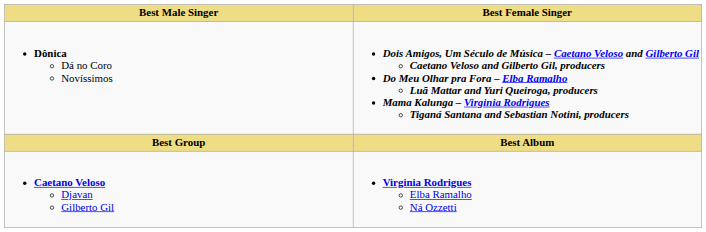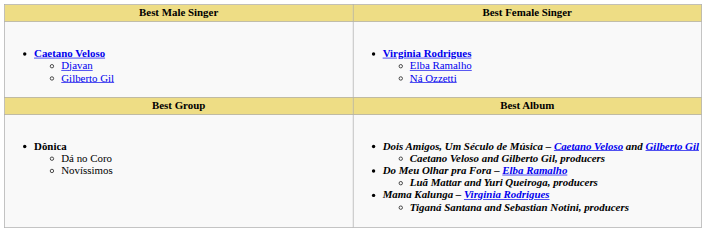rows swapped: (179, 195) <-> (179, 66)
